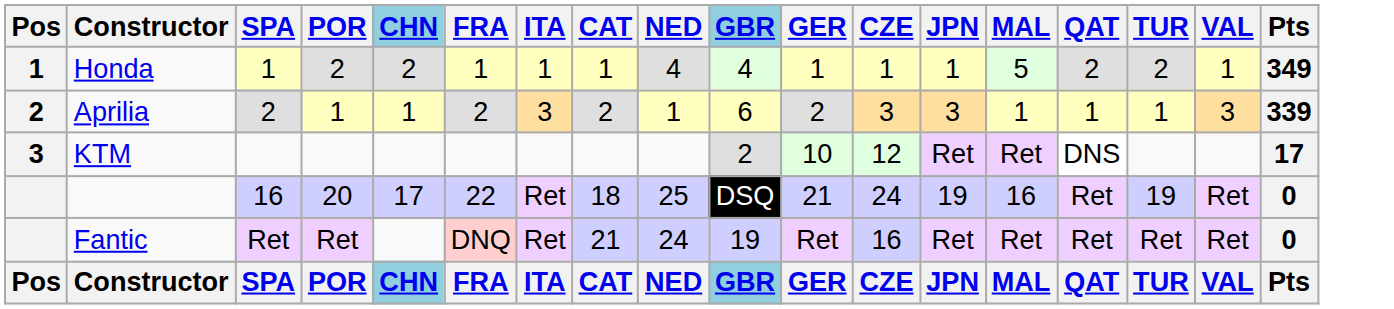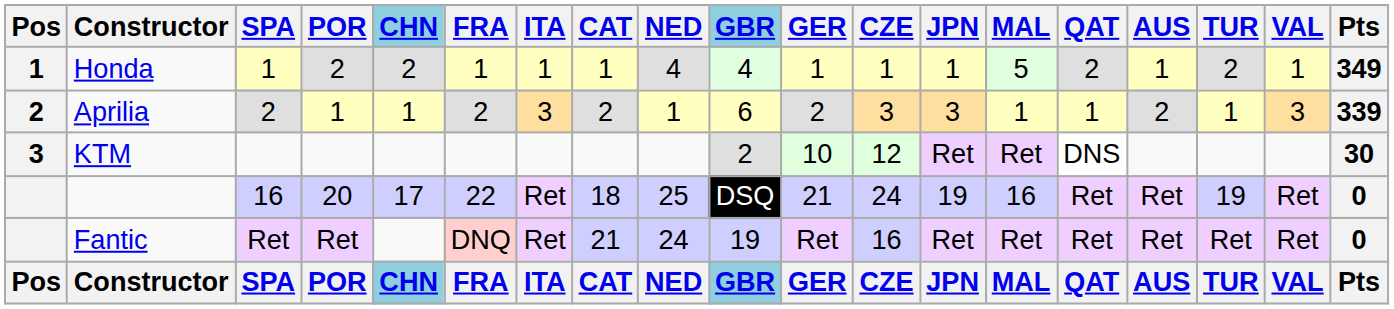+ column: (1162, 26)
(1289, 154) 17 -> (1359, 154) 30
